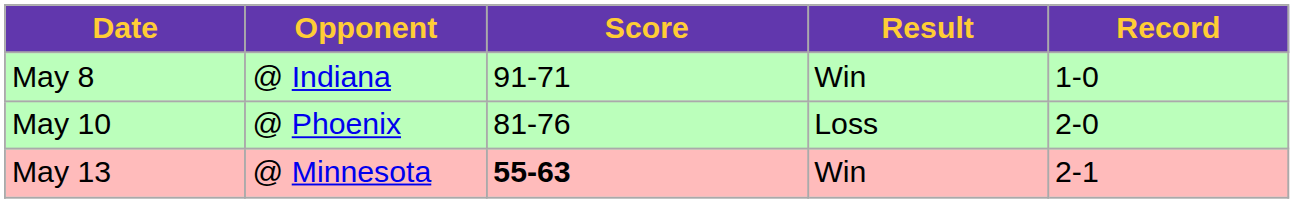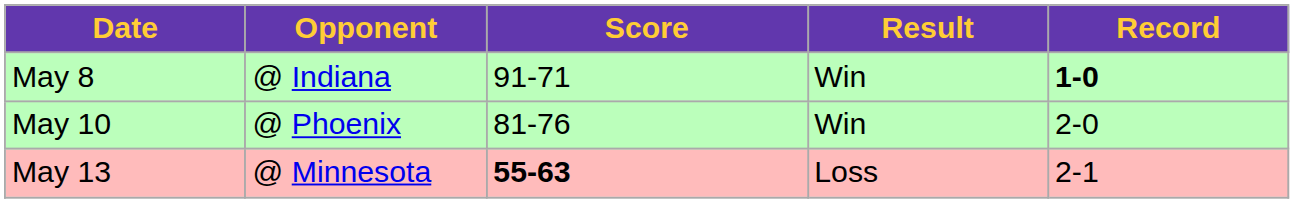(1077, 76) normal -> (1077, 76) bold
(846, 124) Loss -> (840, 124) Win
(840, 172) Win -> (846, 172) Loss
